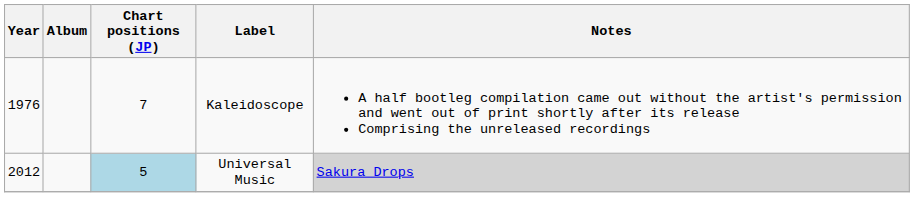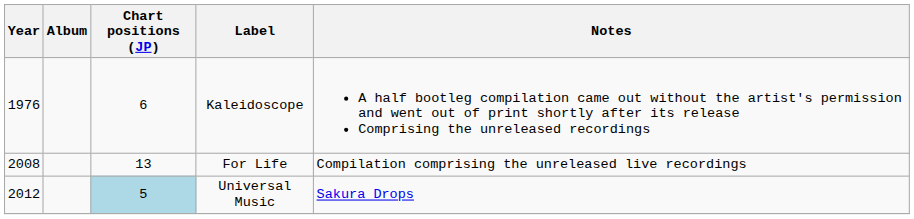(143, 106) 7 -> (143, 106) 6
+ row: (255, 165)
(365, 172) lightgrey background -> (365, 194) no background
